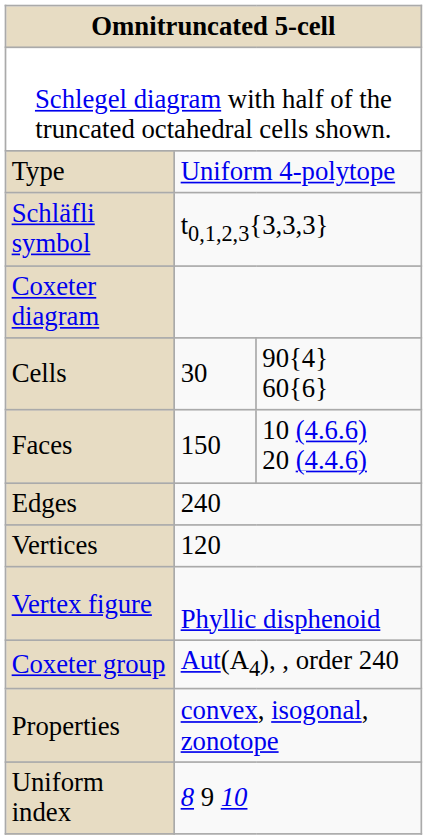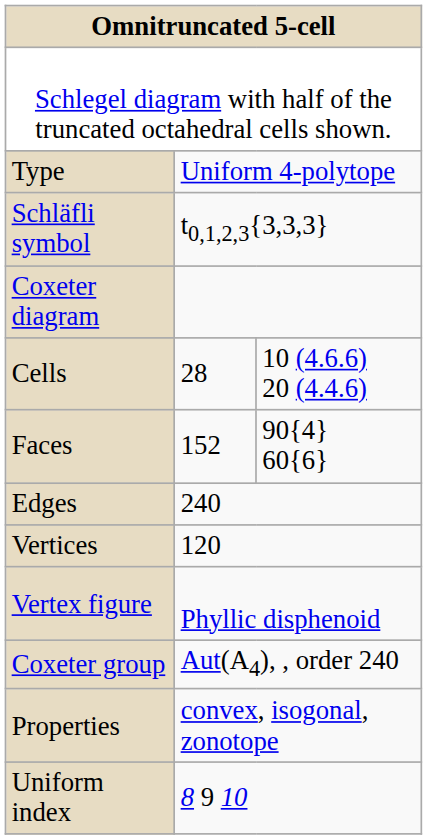(194, 373) 30 -> (194, 373) 28
(295, 373) 90{4} 60{6} -> (315, 373) 10 (4.6.6) 20 (4.4.6)
(201, 445) 150 -> (201, 445) 152
(315, 445) 10 (4.6.6) 20 (4.4.6) -> (295, 445) 90{4} 60{6}
